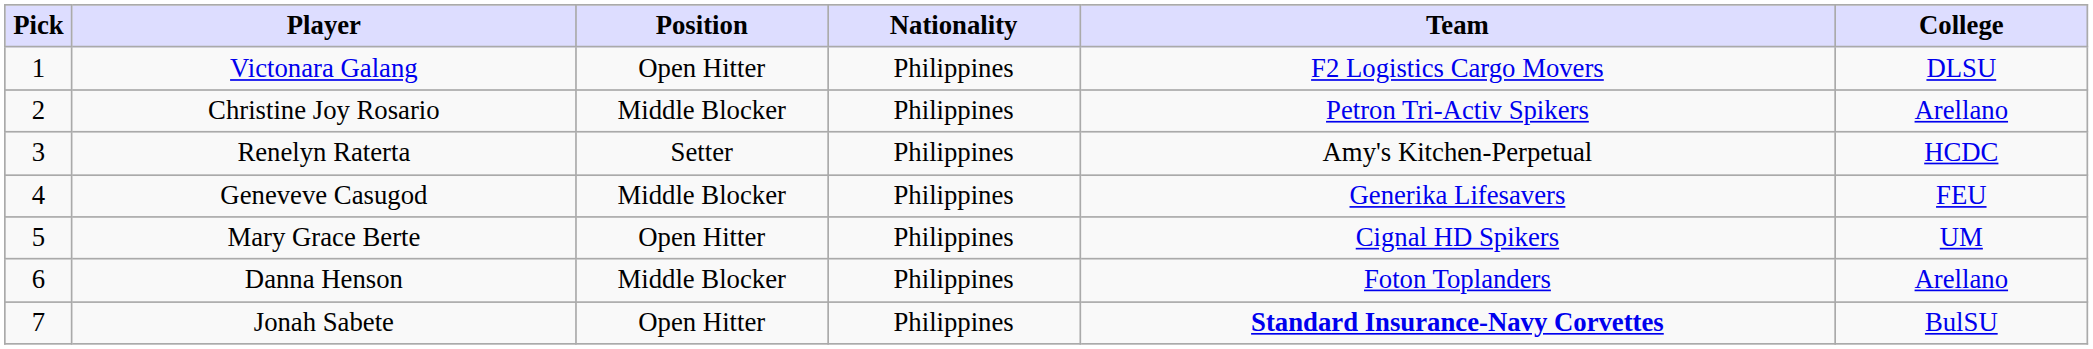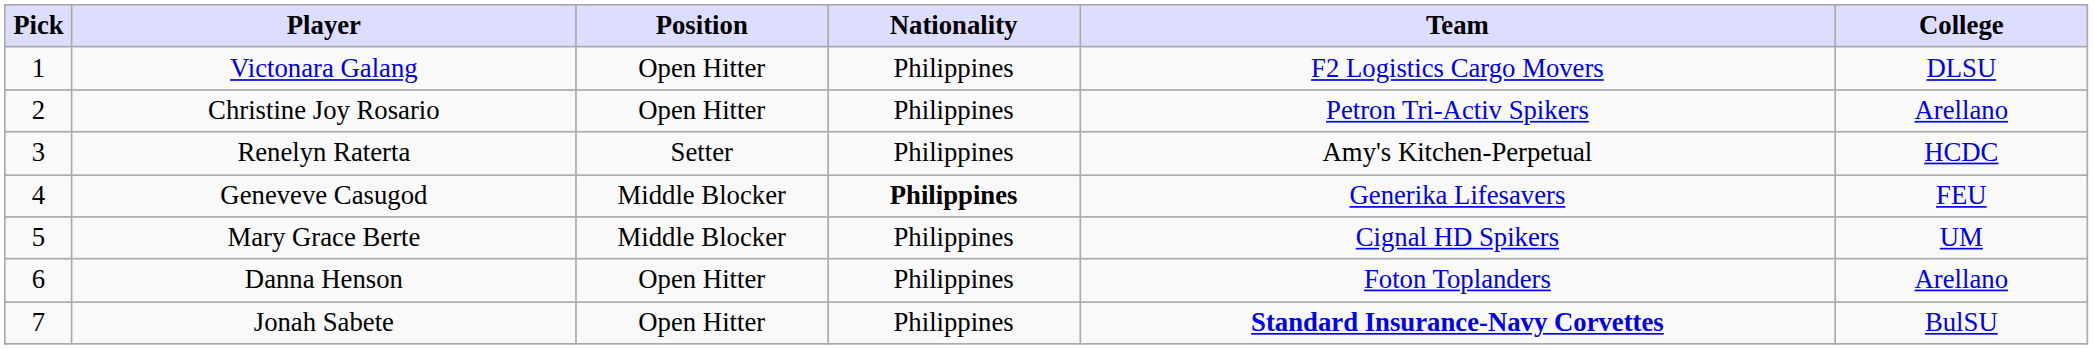(702, 110) Middle Blocker -> (702, 110) Open Hitter
(954, 195) normal -> (954, 195) bold
(702, 237) Open Hitter -> (702, 237) Middle Blocker
(702, 279) Middle Blocker -> (702, 279) Open Hitter
